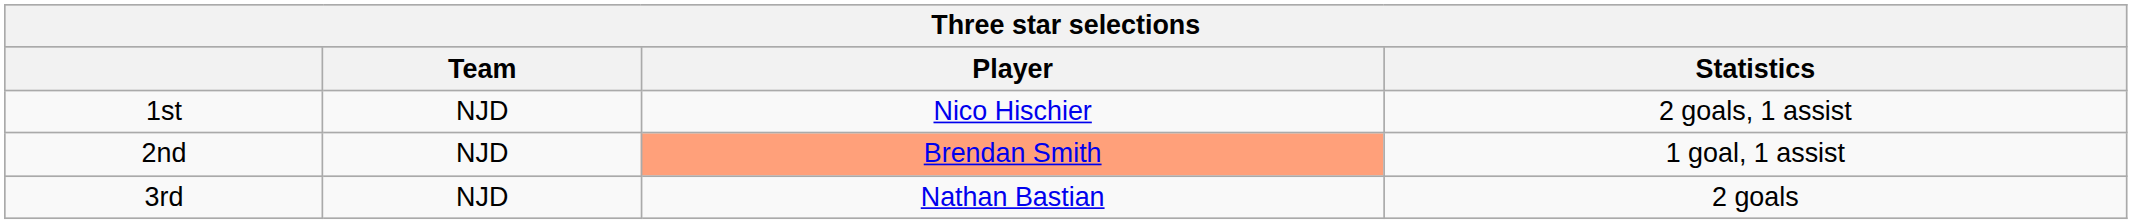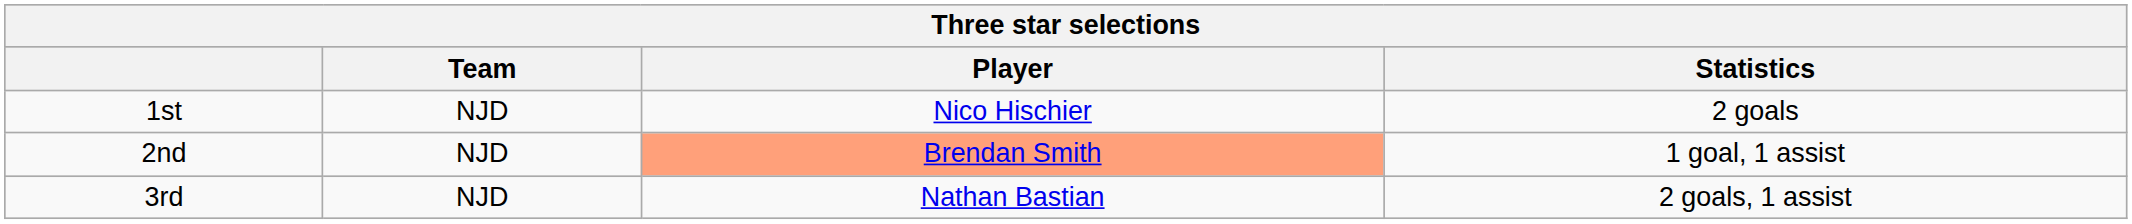(1755, 111) 2 goals, 1 assist -> (1755, 111) 2 goals
(1755, 196) 2 goals -> (1755, 196) 2 goals, 1 assist
